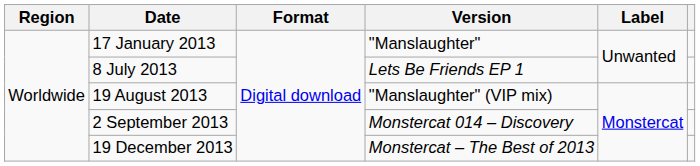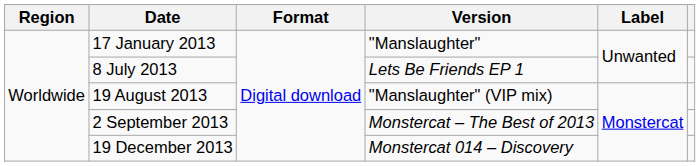(471, 122) Monstercat 014 – Discovery -> (482, 122) Monstercat – The Best of 2013
(482, 148) Monstercat – The Best of 2013 -> (471, 148) Monstercat 014 – Discovery
